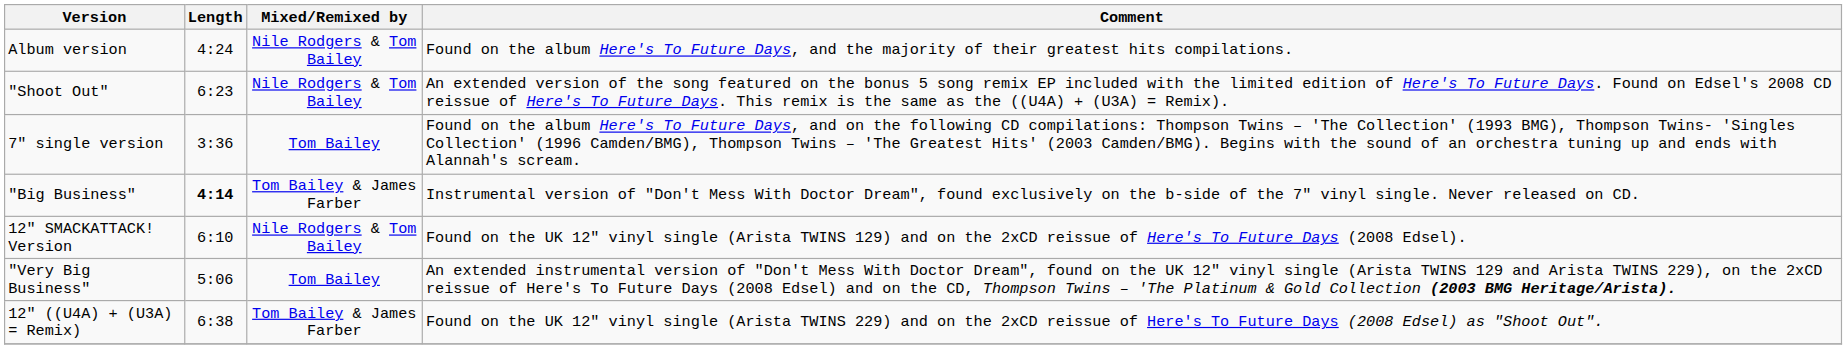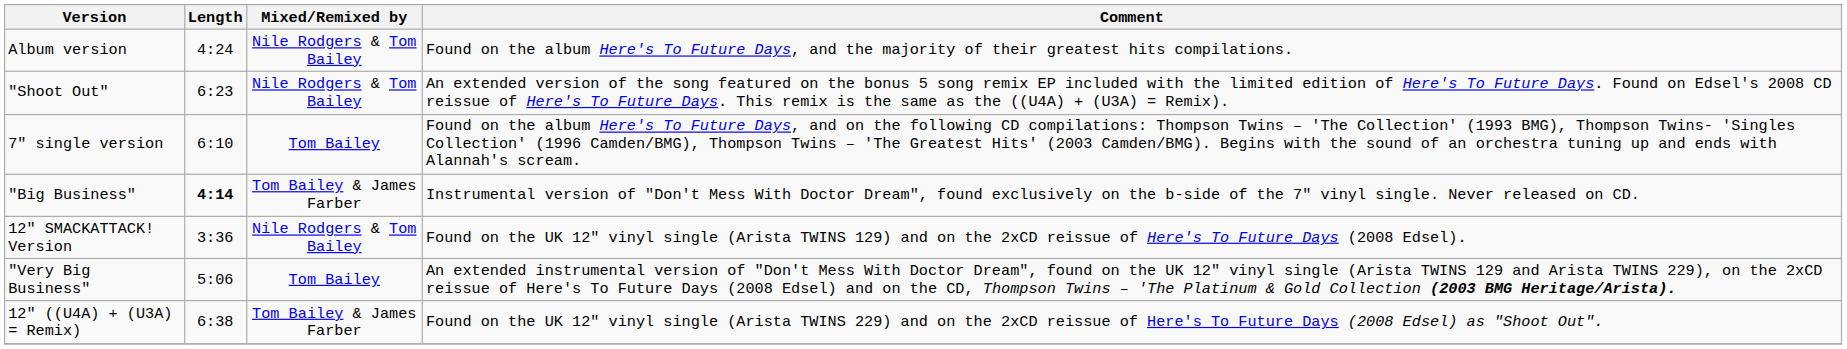(215, 144) 3:36 -> (215, 144) 6:10
(215, 237) 6:10 -> (215, 237) 3:36
